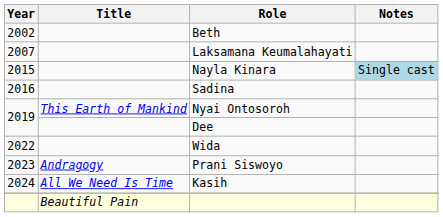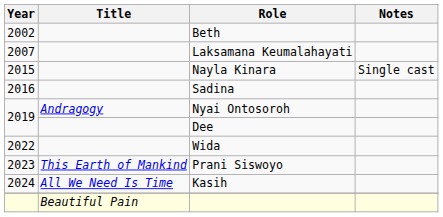(396, 70) lightblue background -> (396, 70) no background
(114, 108) This Earth of Mankind -> (72, 108) Andragogy
(72, 165) Andragogy -> (114, 165) This Earth of Mankind
